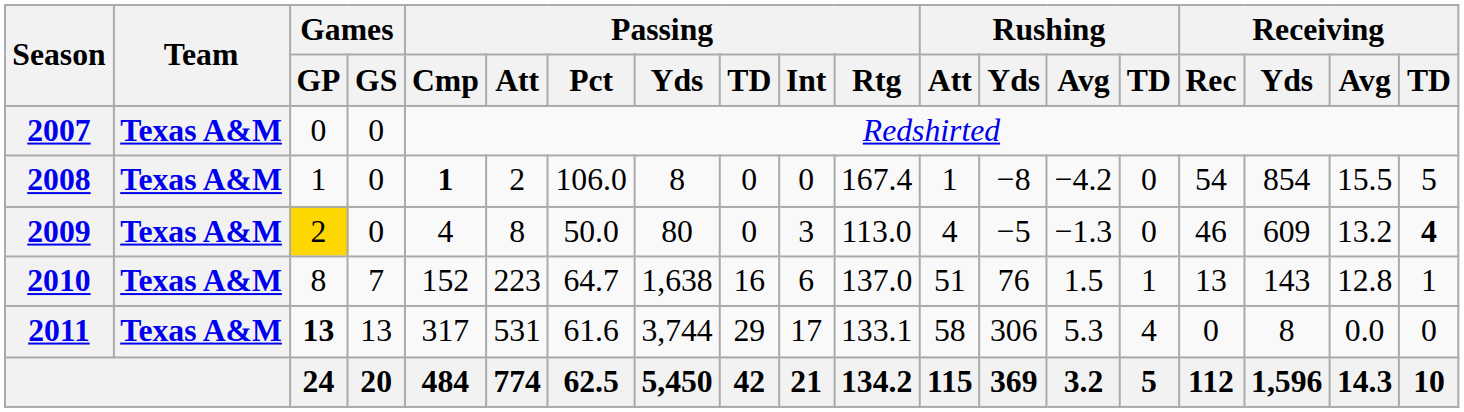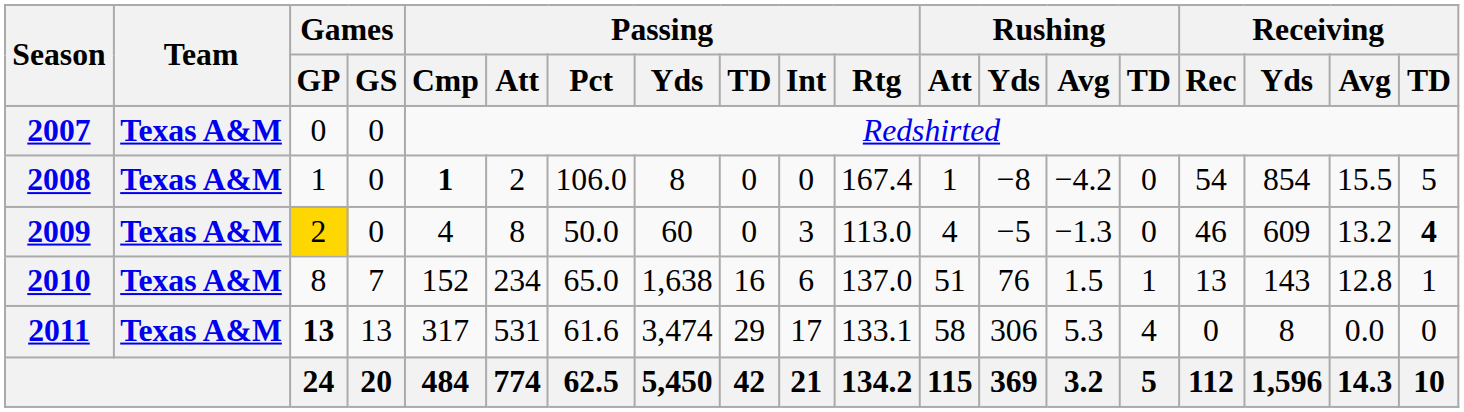(677, 230) 80 -> (677, 230) 60
(517, 280) 223 -> (517, 280) 234
(591, 280) 64.7 -> (591, 280) 65.0
(677, 331) 3,744 -> (677, 331) 3,474
